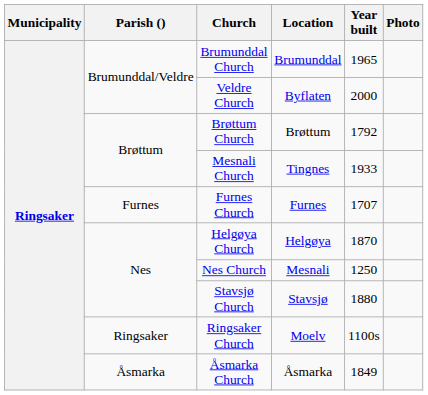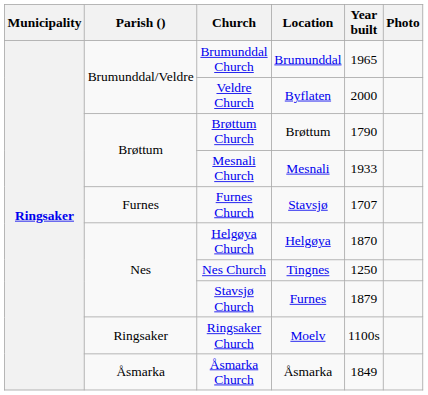(364, 132) 1792 -> (364, 132) 1790
(308, 168) Tingnes -> (308, 168) Mesnali
(308, 204) Furnes -> (308, 204) Stavsjø
(308, 270) Mesnali -> (308, 270) Tingnes
(308, 299) Stavsjø -> (308, 299) Furnes
(364, 299) 1880 -> (364, 299) 1879
